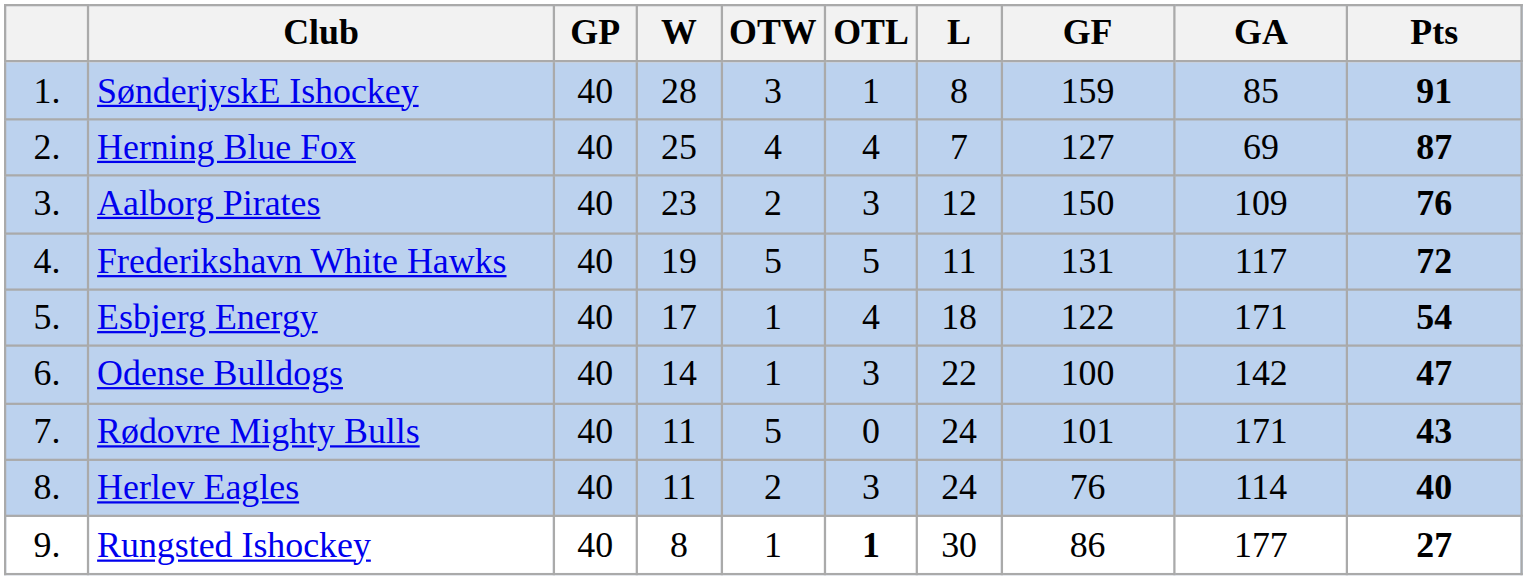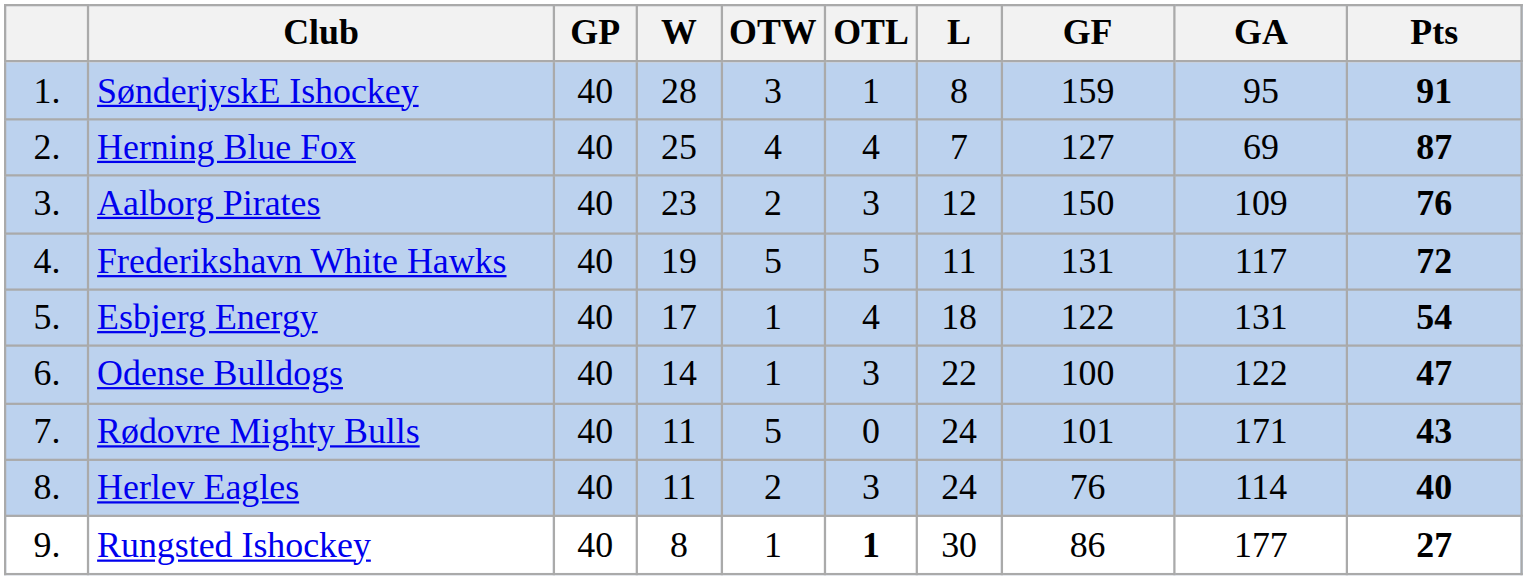(1261, 89) 85 -> (1261, 89) 95
(1261, 317) 171 -> (1261, 317) 131
(1261, 373) 142 -> (1261, 373) 122
